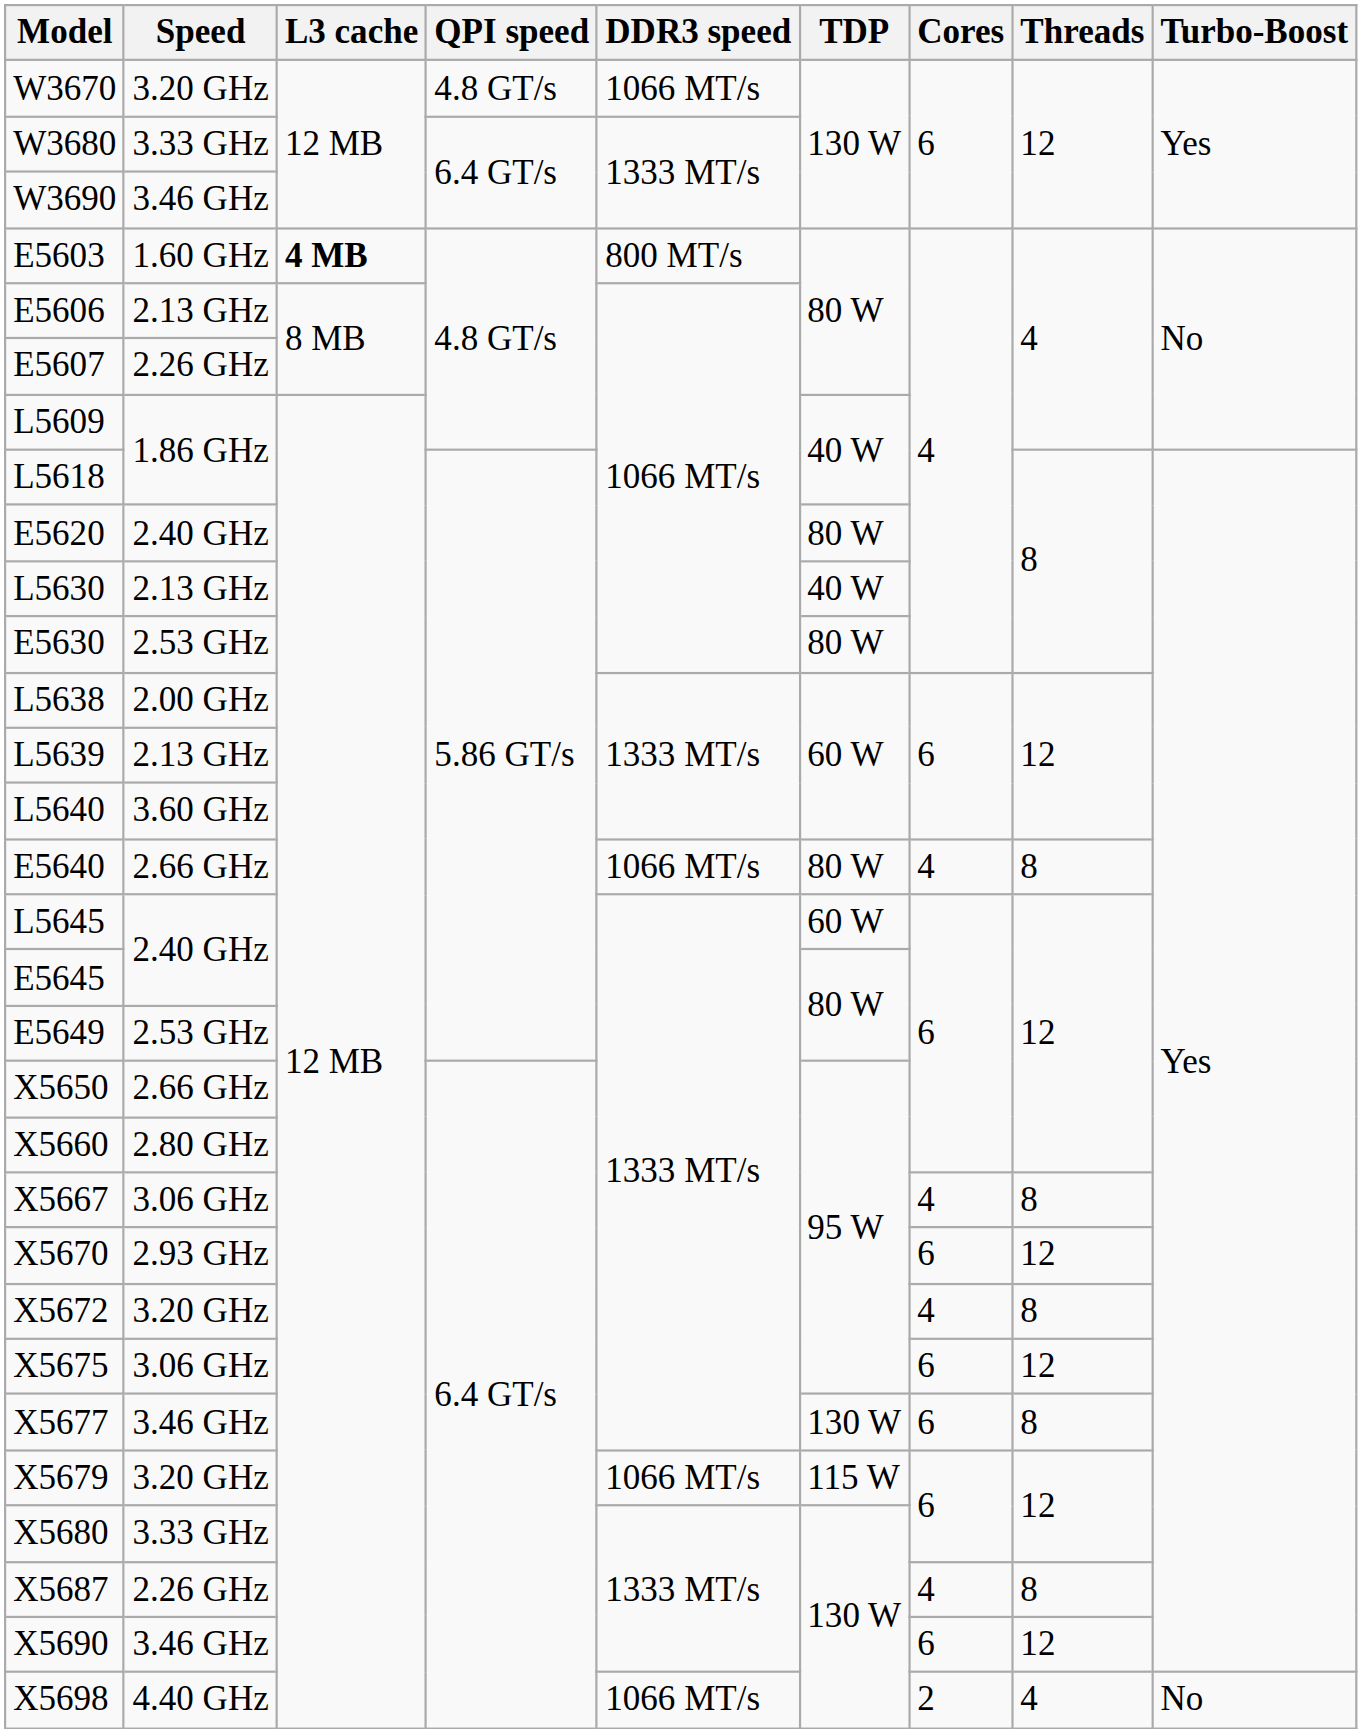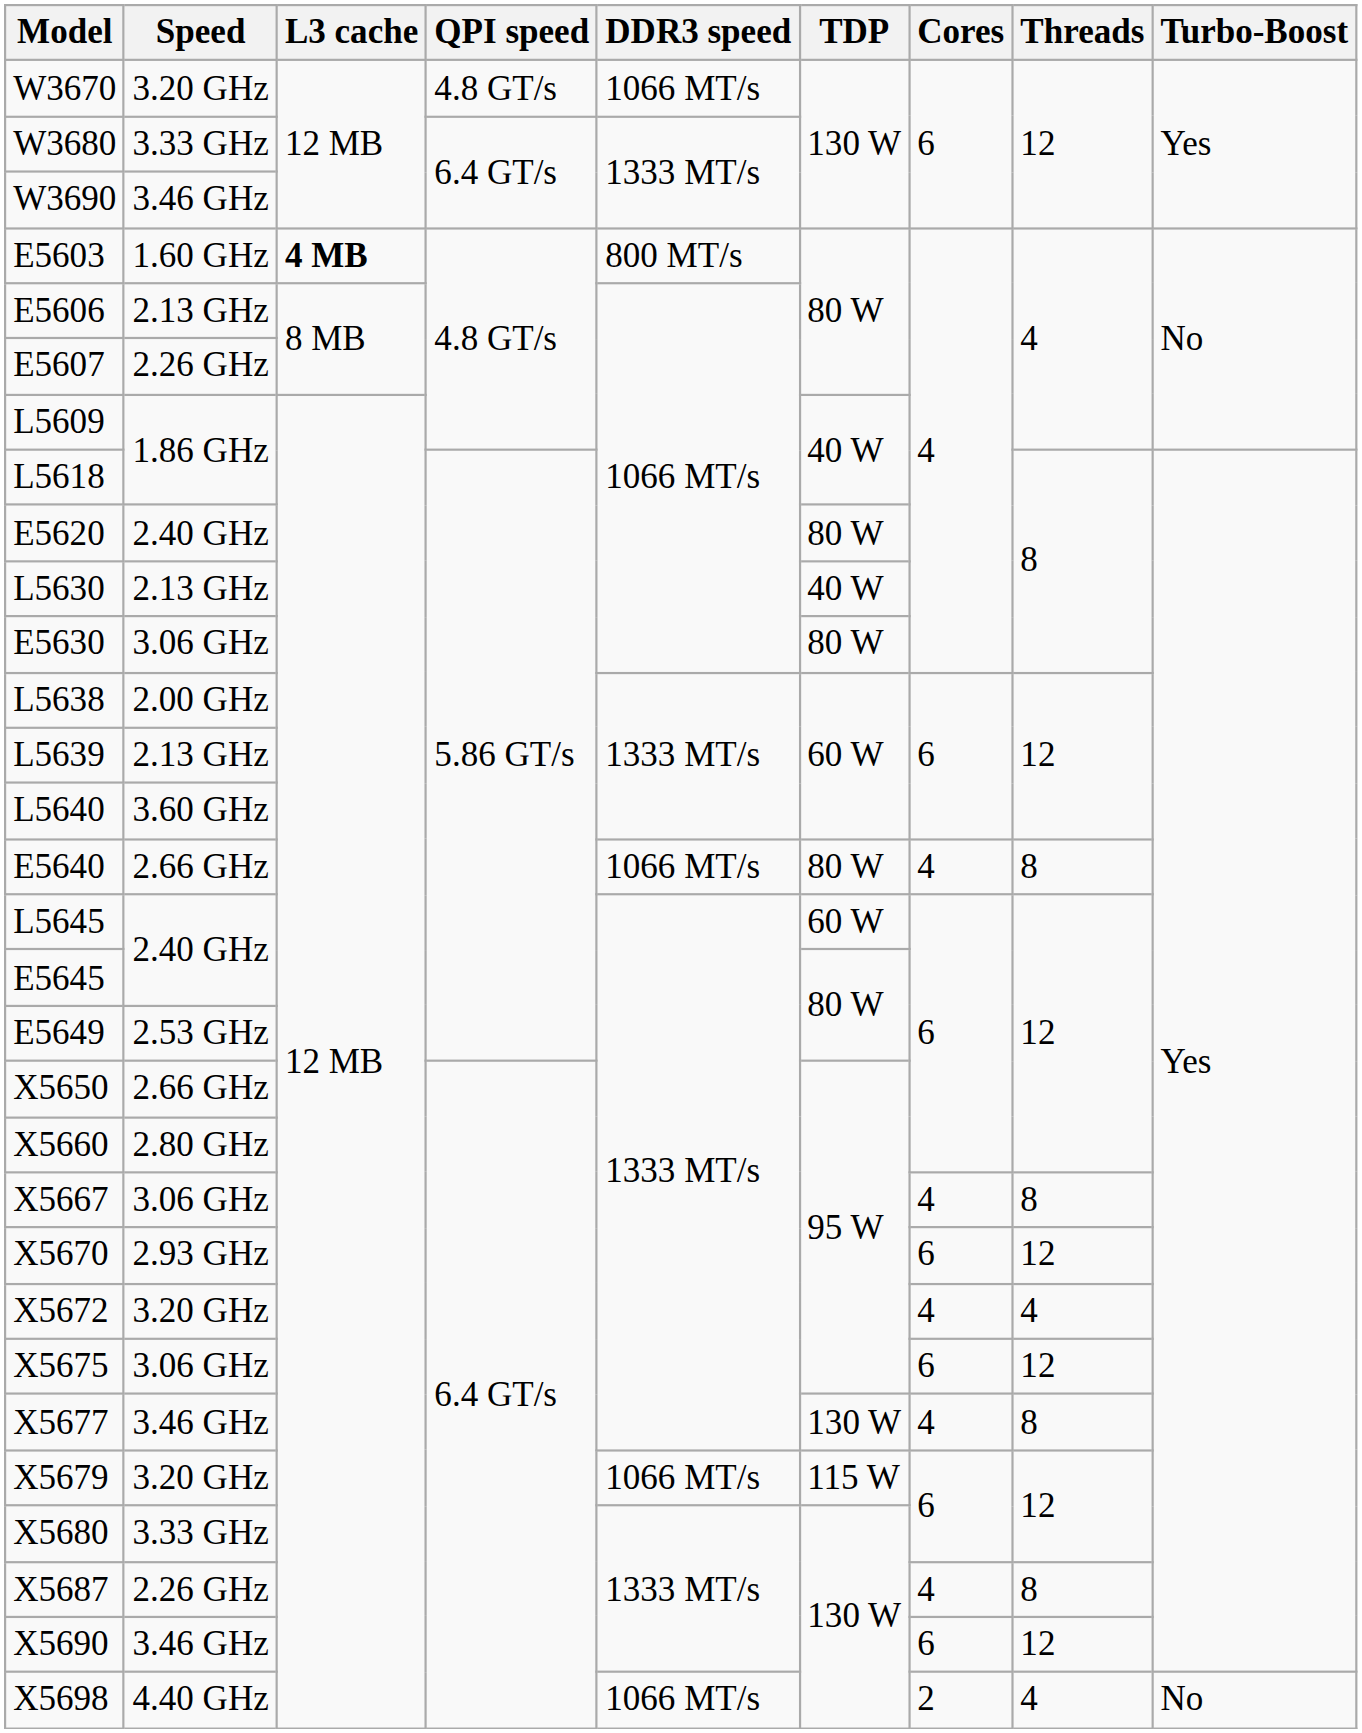(201, 643) 2.53 GHz -> (201, 643) 3.06 GHz
(1029, 1310) 8 -> (1029, 1310) 4
(926, 1421) 6 -> (926, 1421) 4
